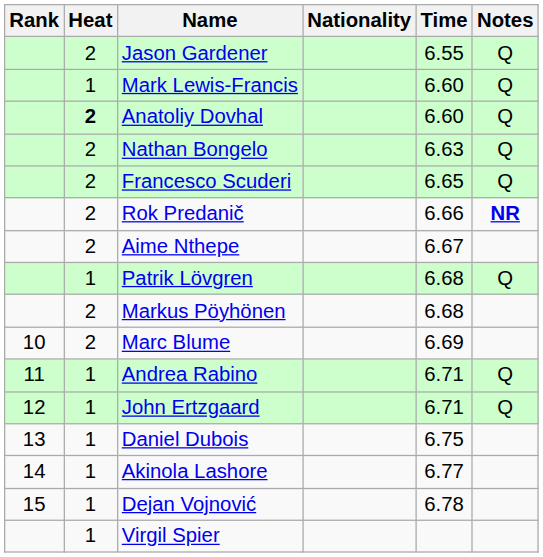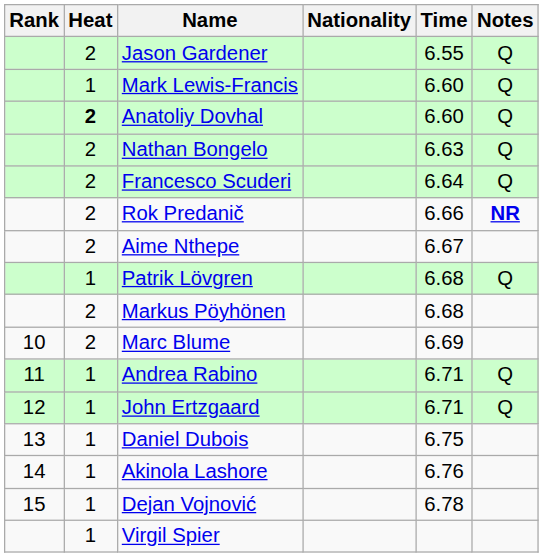(444, 181) 6.65 -> (444, 181) 6.64
(444, 471) 6.77 -> (444, 471) 6.76
